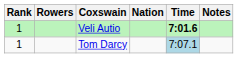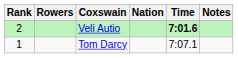(19, 28) 1 -> (19, 28) 2
(183, 45) lightblue background -> (183, 45) no background
